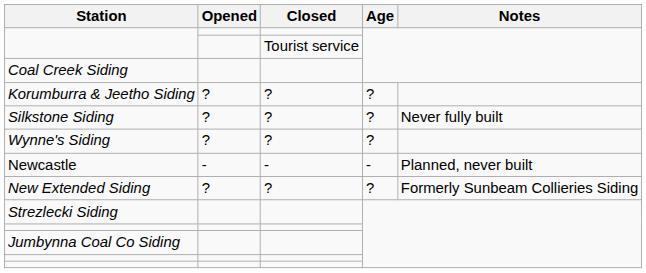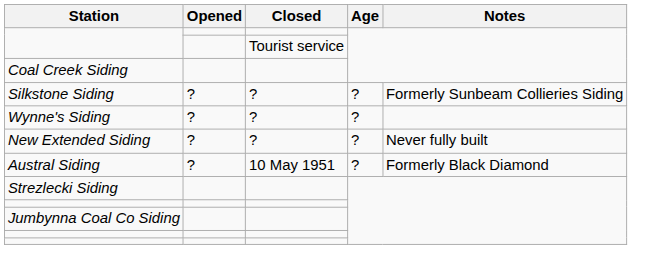- row: (101, 93)
(452, 117) Never fully built -> (505, 93) Formerly Sunbeam Collieries Siding
- row: (42, 164)
(520, 188) Formerly Sunbeam Collieries Siding -> (437, 141) Never fully built
+ row: (54, 164)
